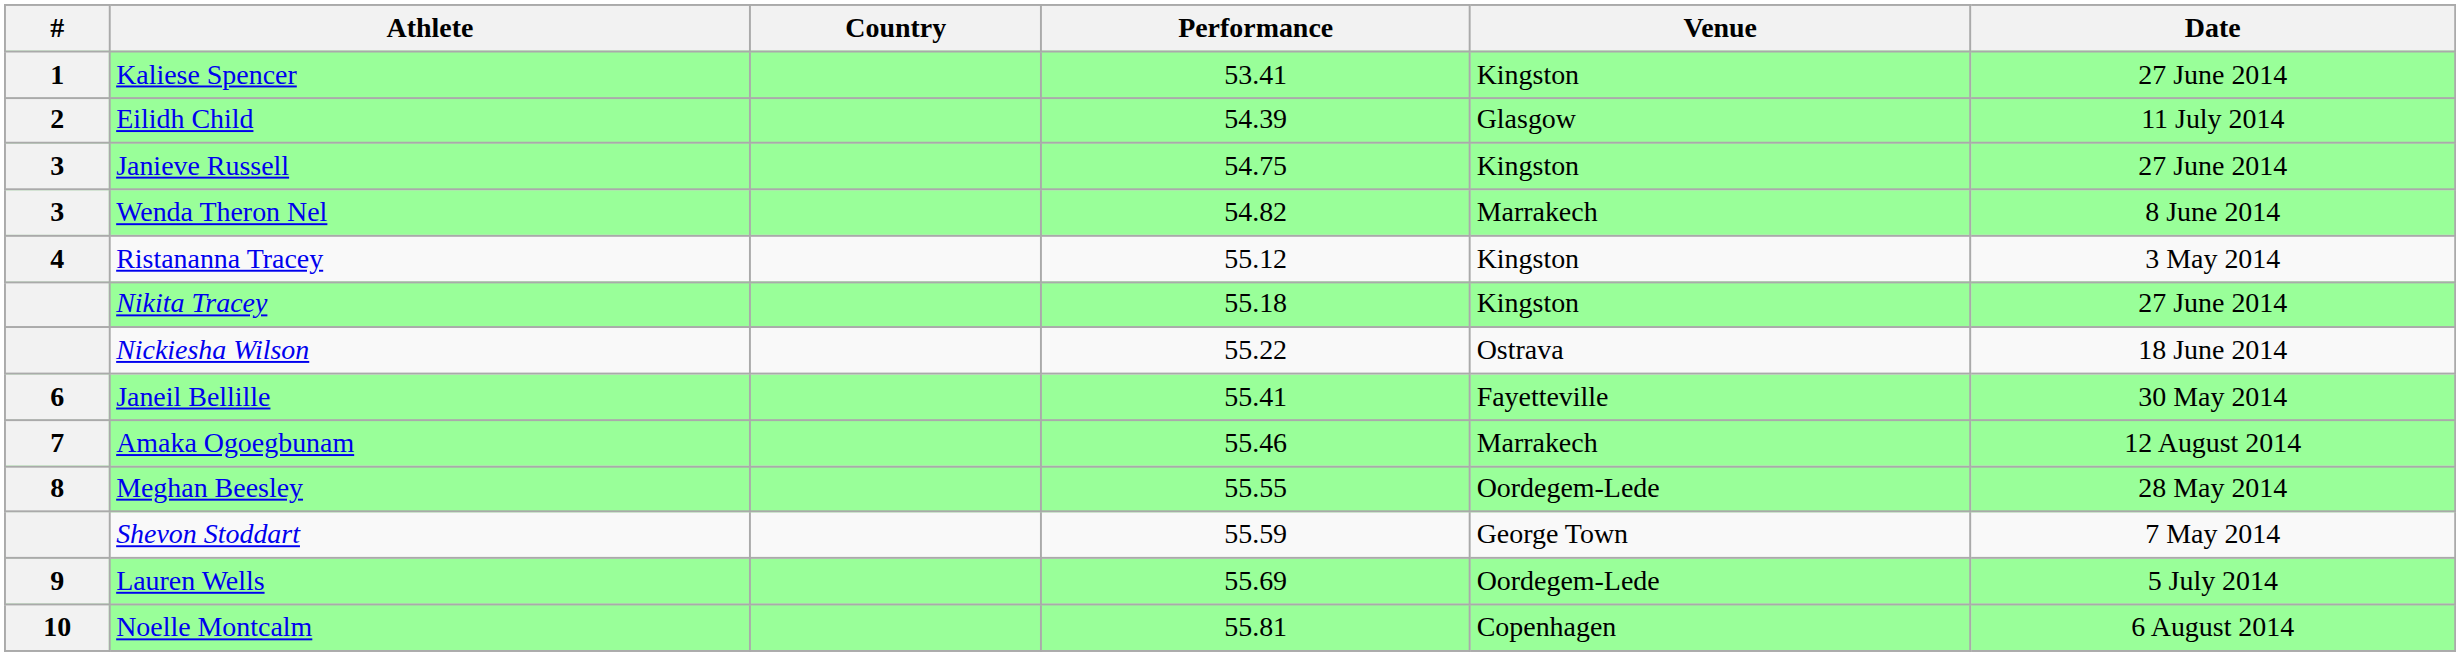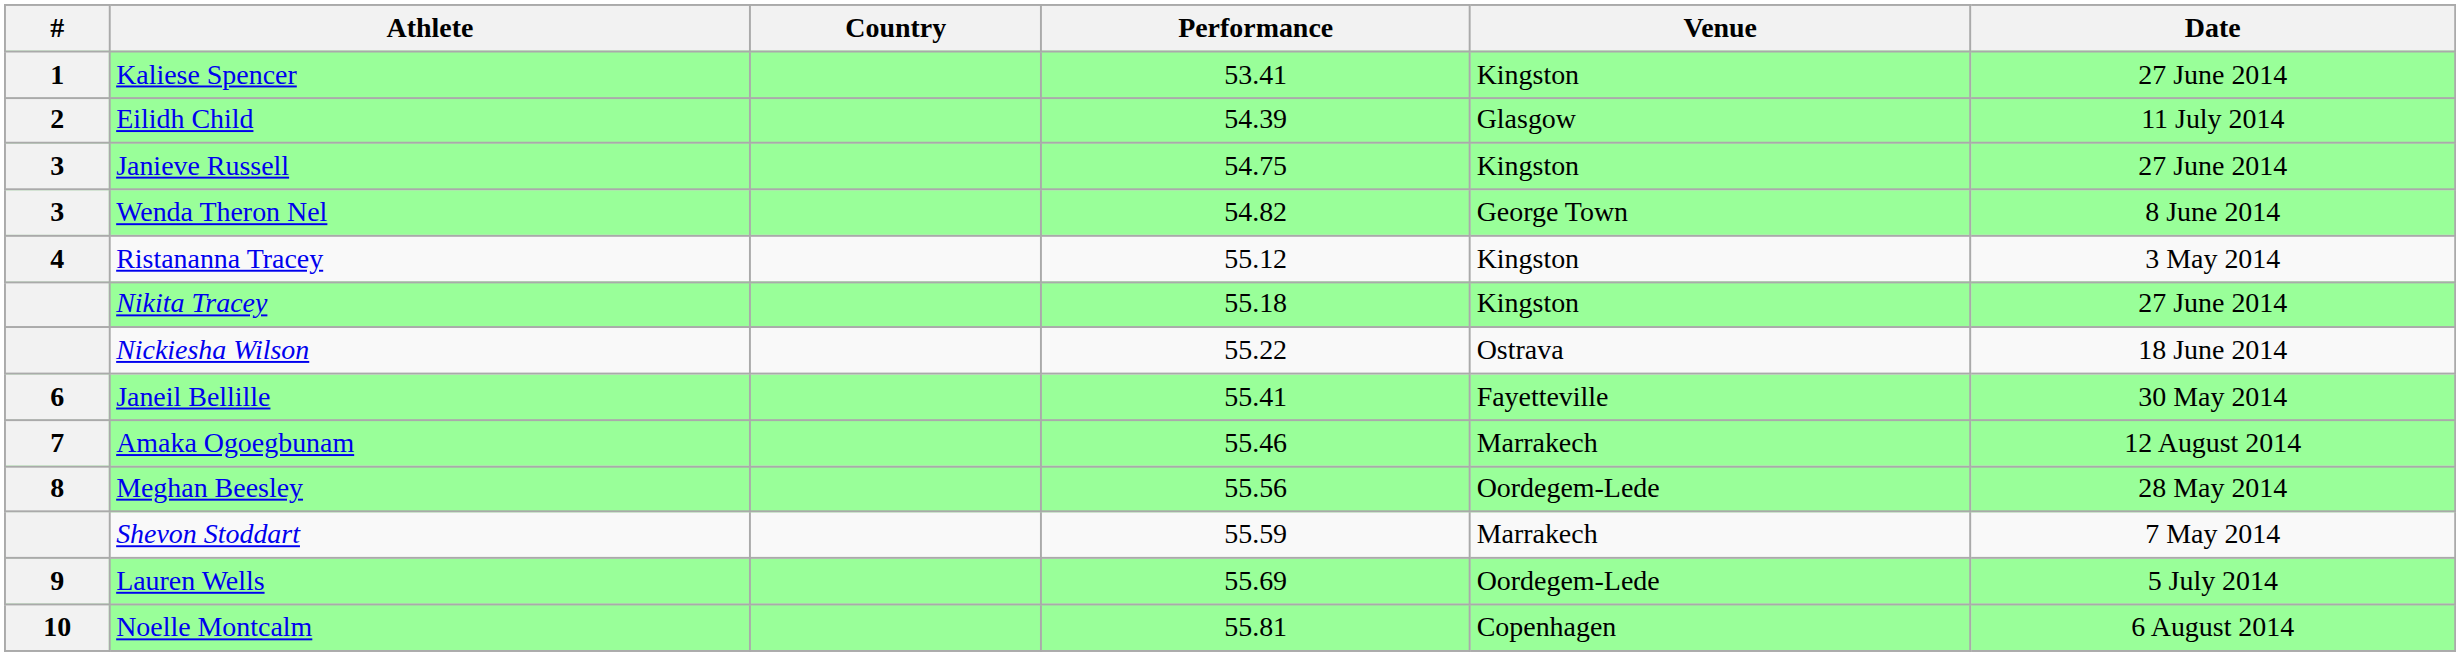(1537, 212) Marrakech -> (1552, 212) George Town
(1256, 488) 55.55 -> (1256, 488) 55.56
(1552, 534) George Town -> (1537, 534) Marrakech
